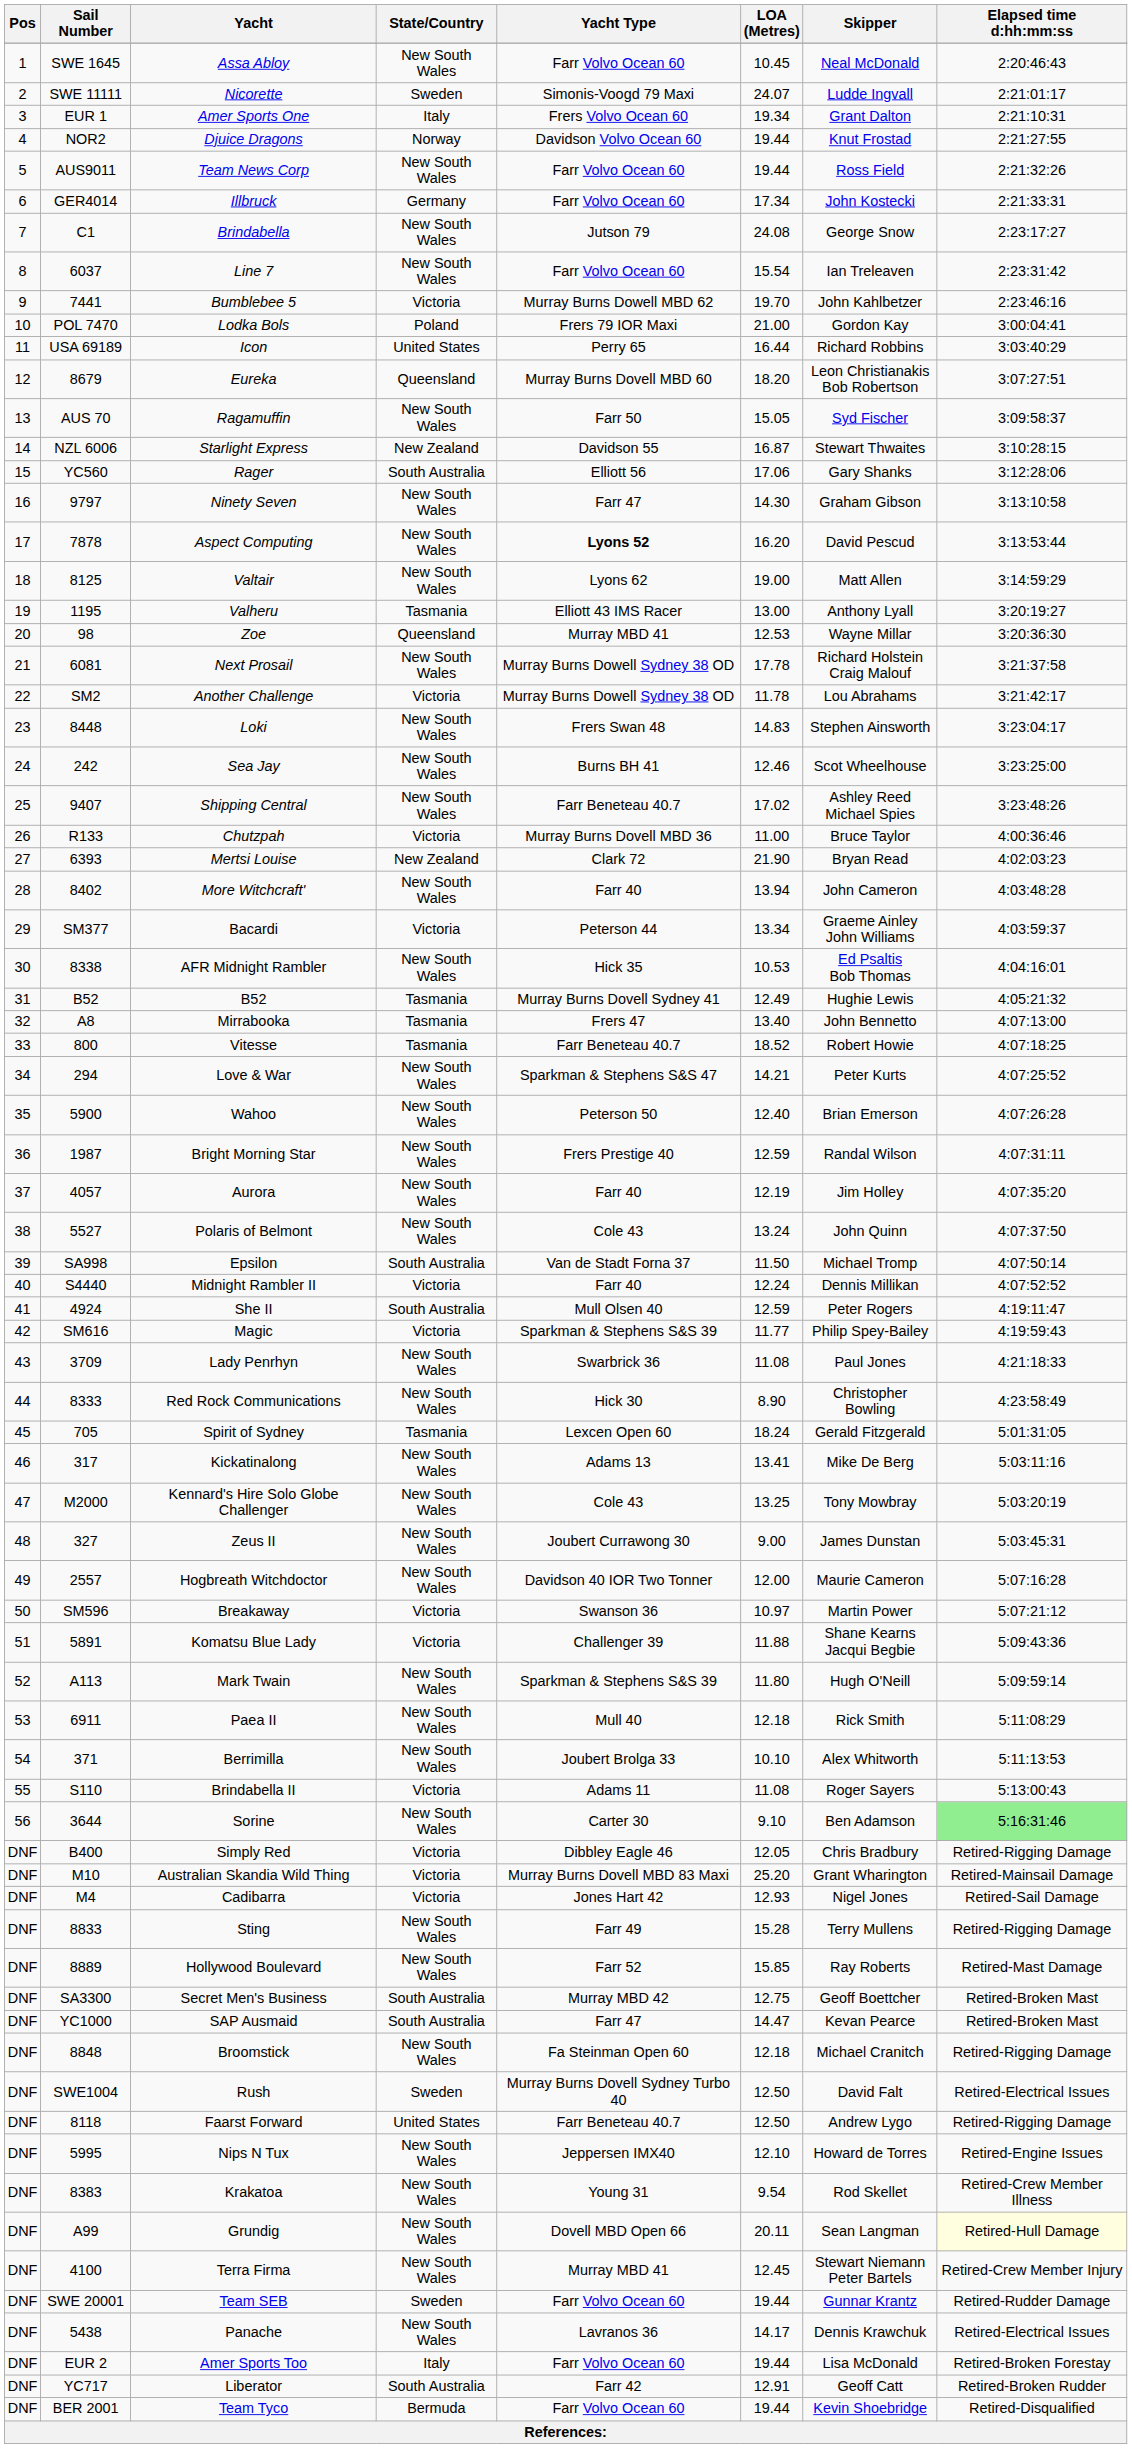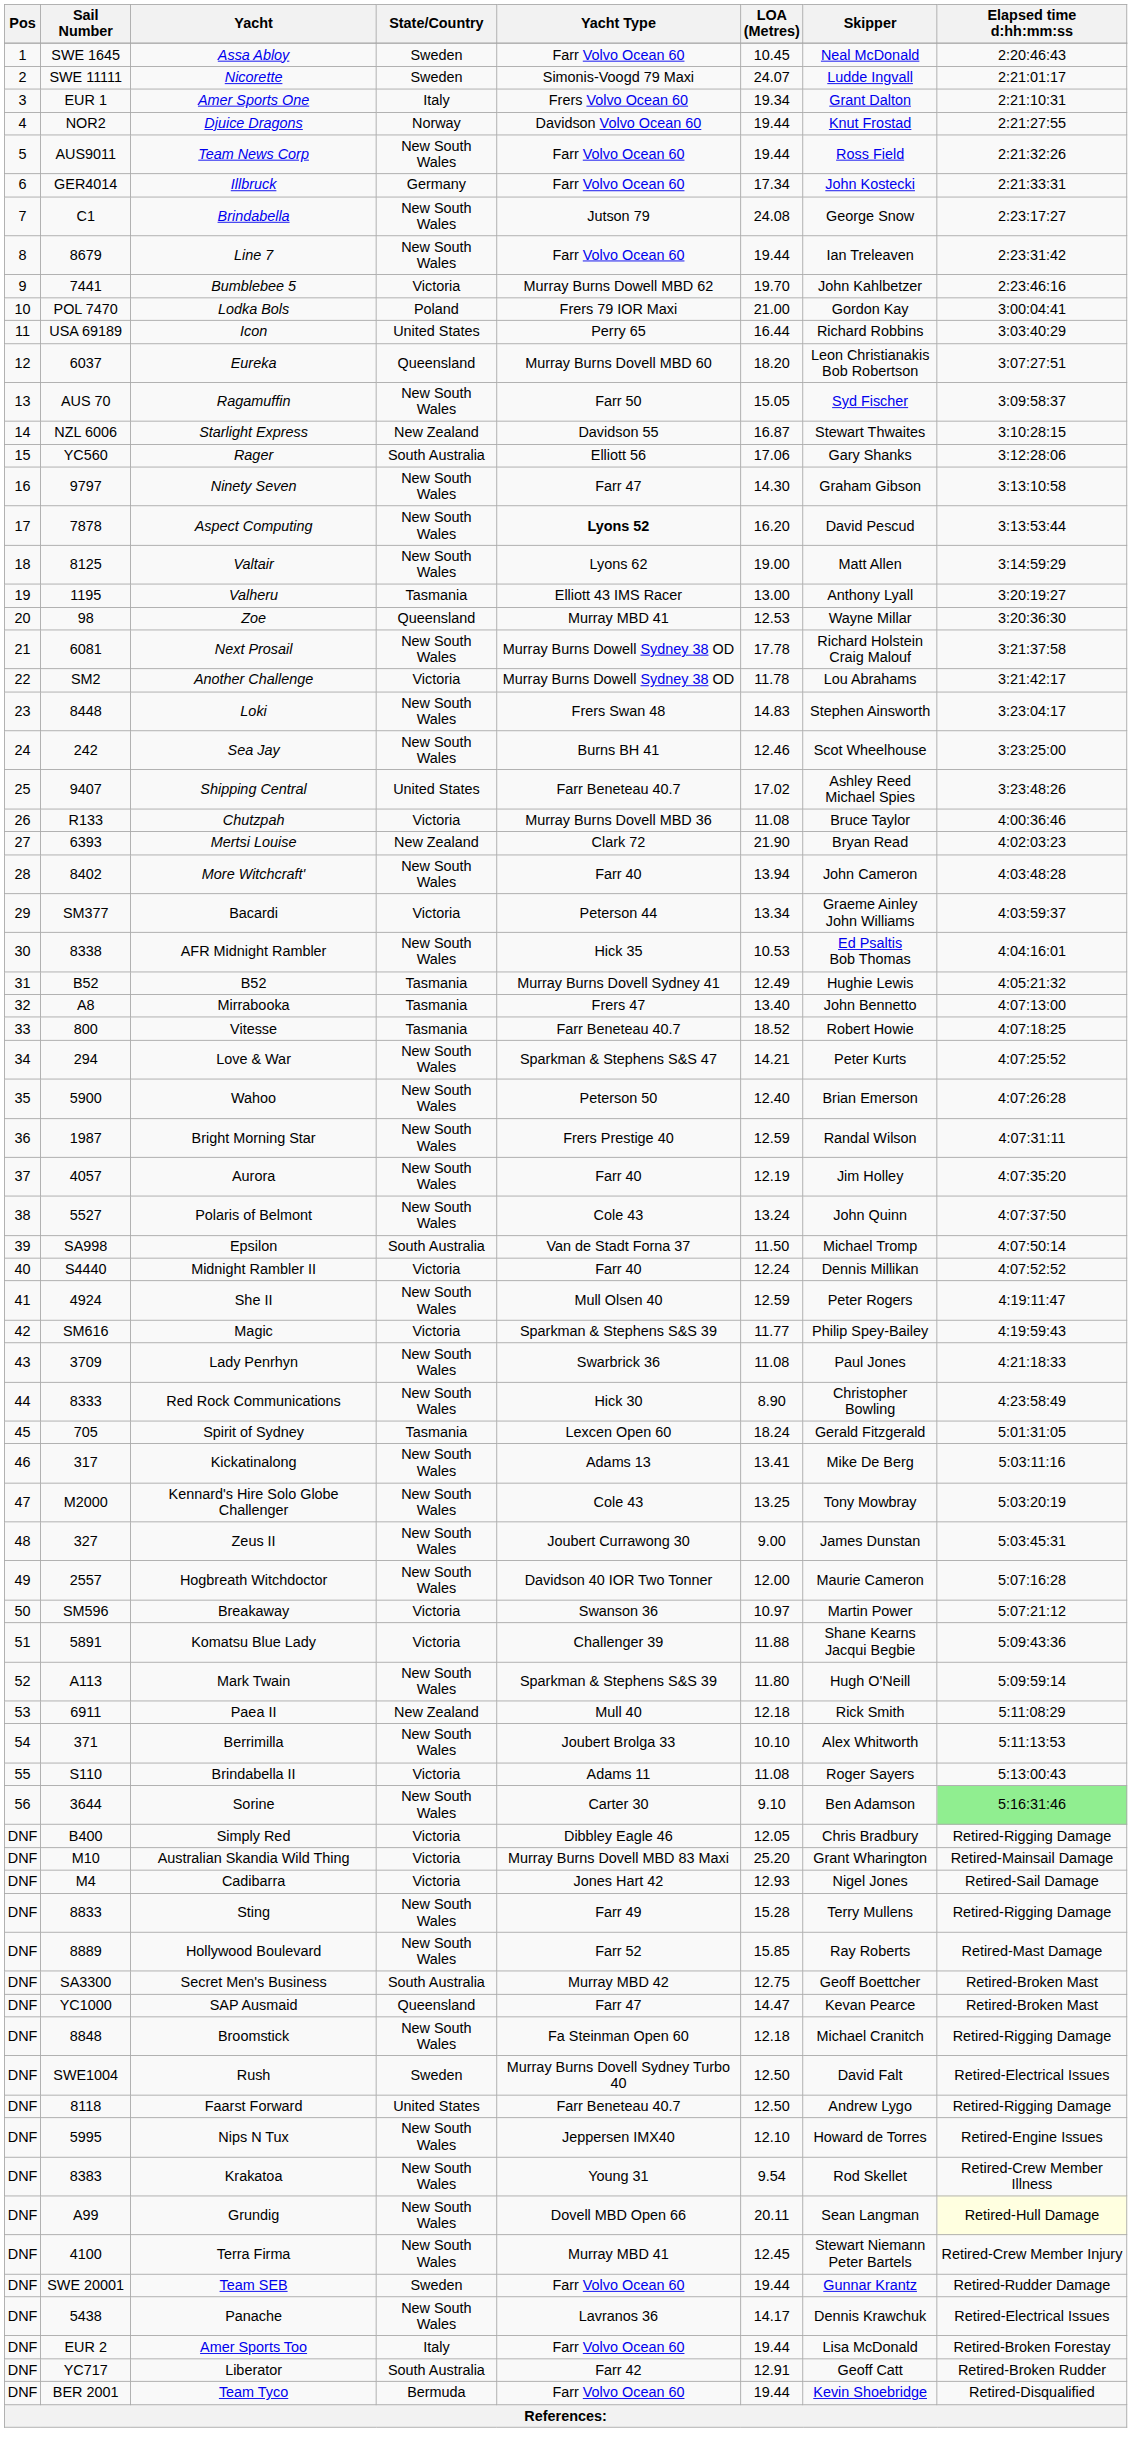(436, 63) New South Wales -> (436, 54) Sweden
(86, 271) 6037 -> (86, 255) 8679
(772, 271) 15.54 -> (772, 255) 19.44
(86, 379) 8679 -> (86, 362) 6037
(436, 805) New South Wales -> (436, 789) United States
(772, 836) 11.00 -> (772, 820) 11.08
(436, 1308) South Australia -> (436, 1300) New South Wales
(436, 1720) New South Wales -> (436, 1712) New Zealand
(436, 2021) South Australia -> (436, 2005) Queensland
